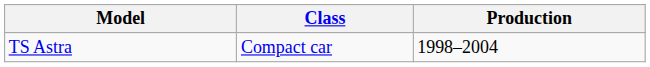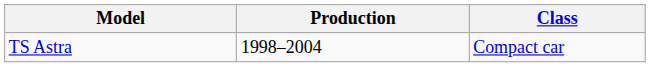columns swapped: (325, 18) <-> (529, 18)
